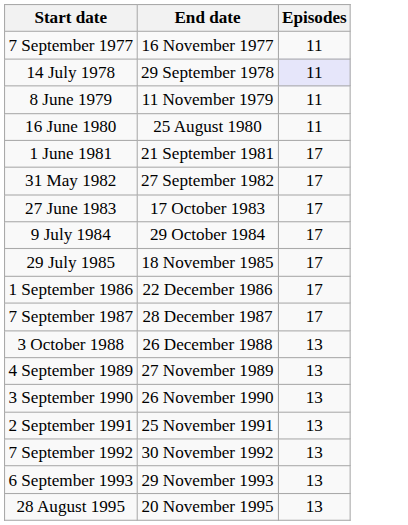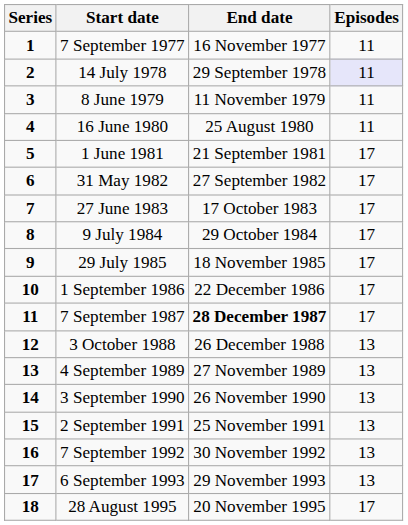+ column: (30, 18)
(208, 316) normal -> (259, 316) bold
(314, 506) 13 -> (367, 506) 17
